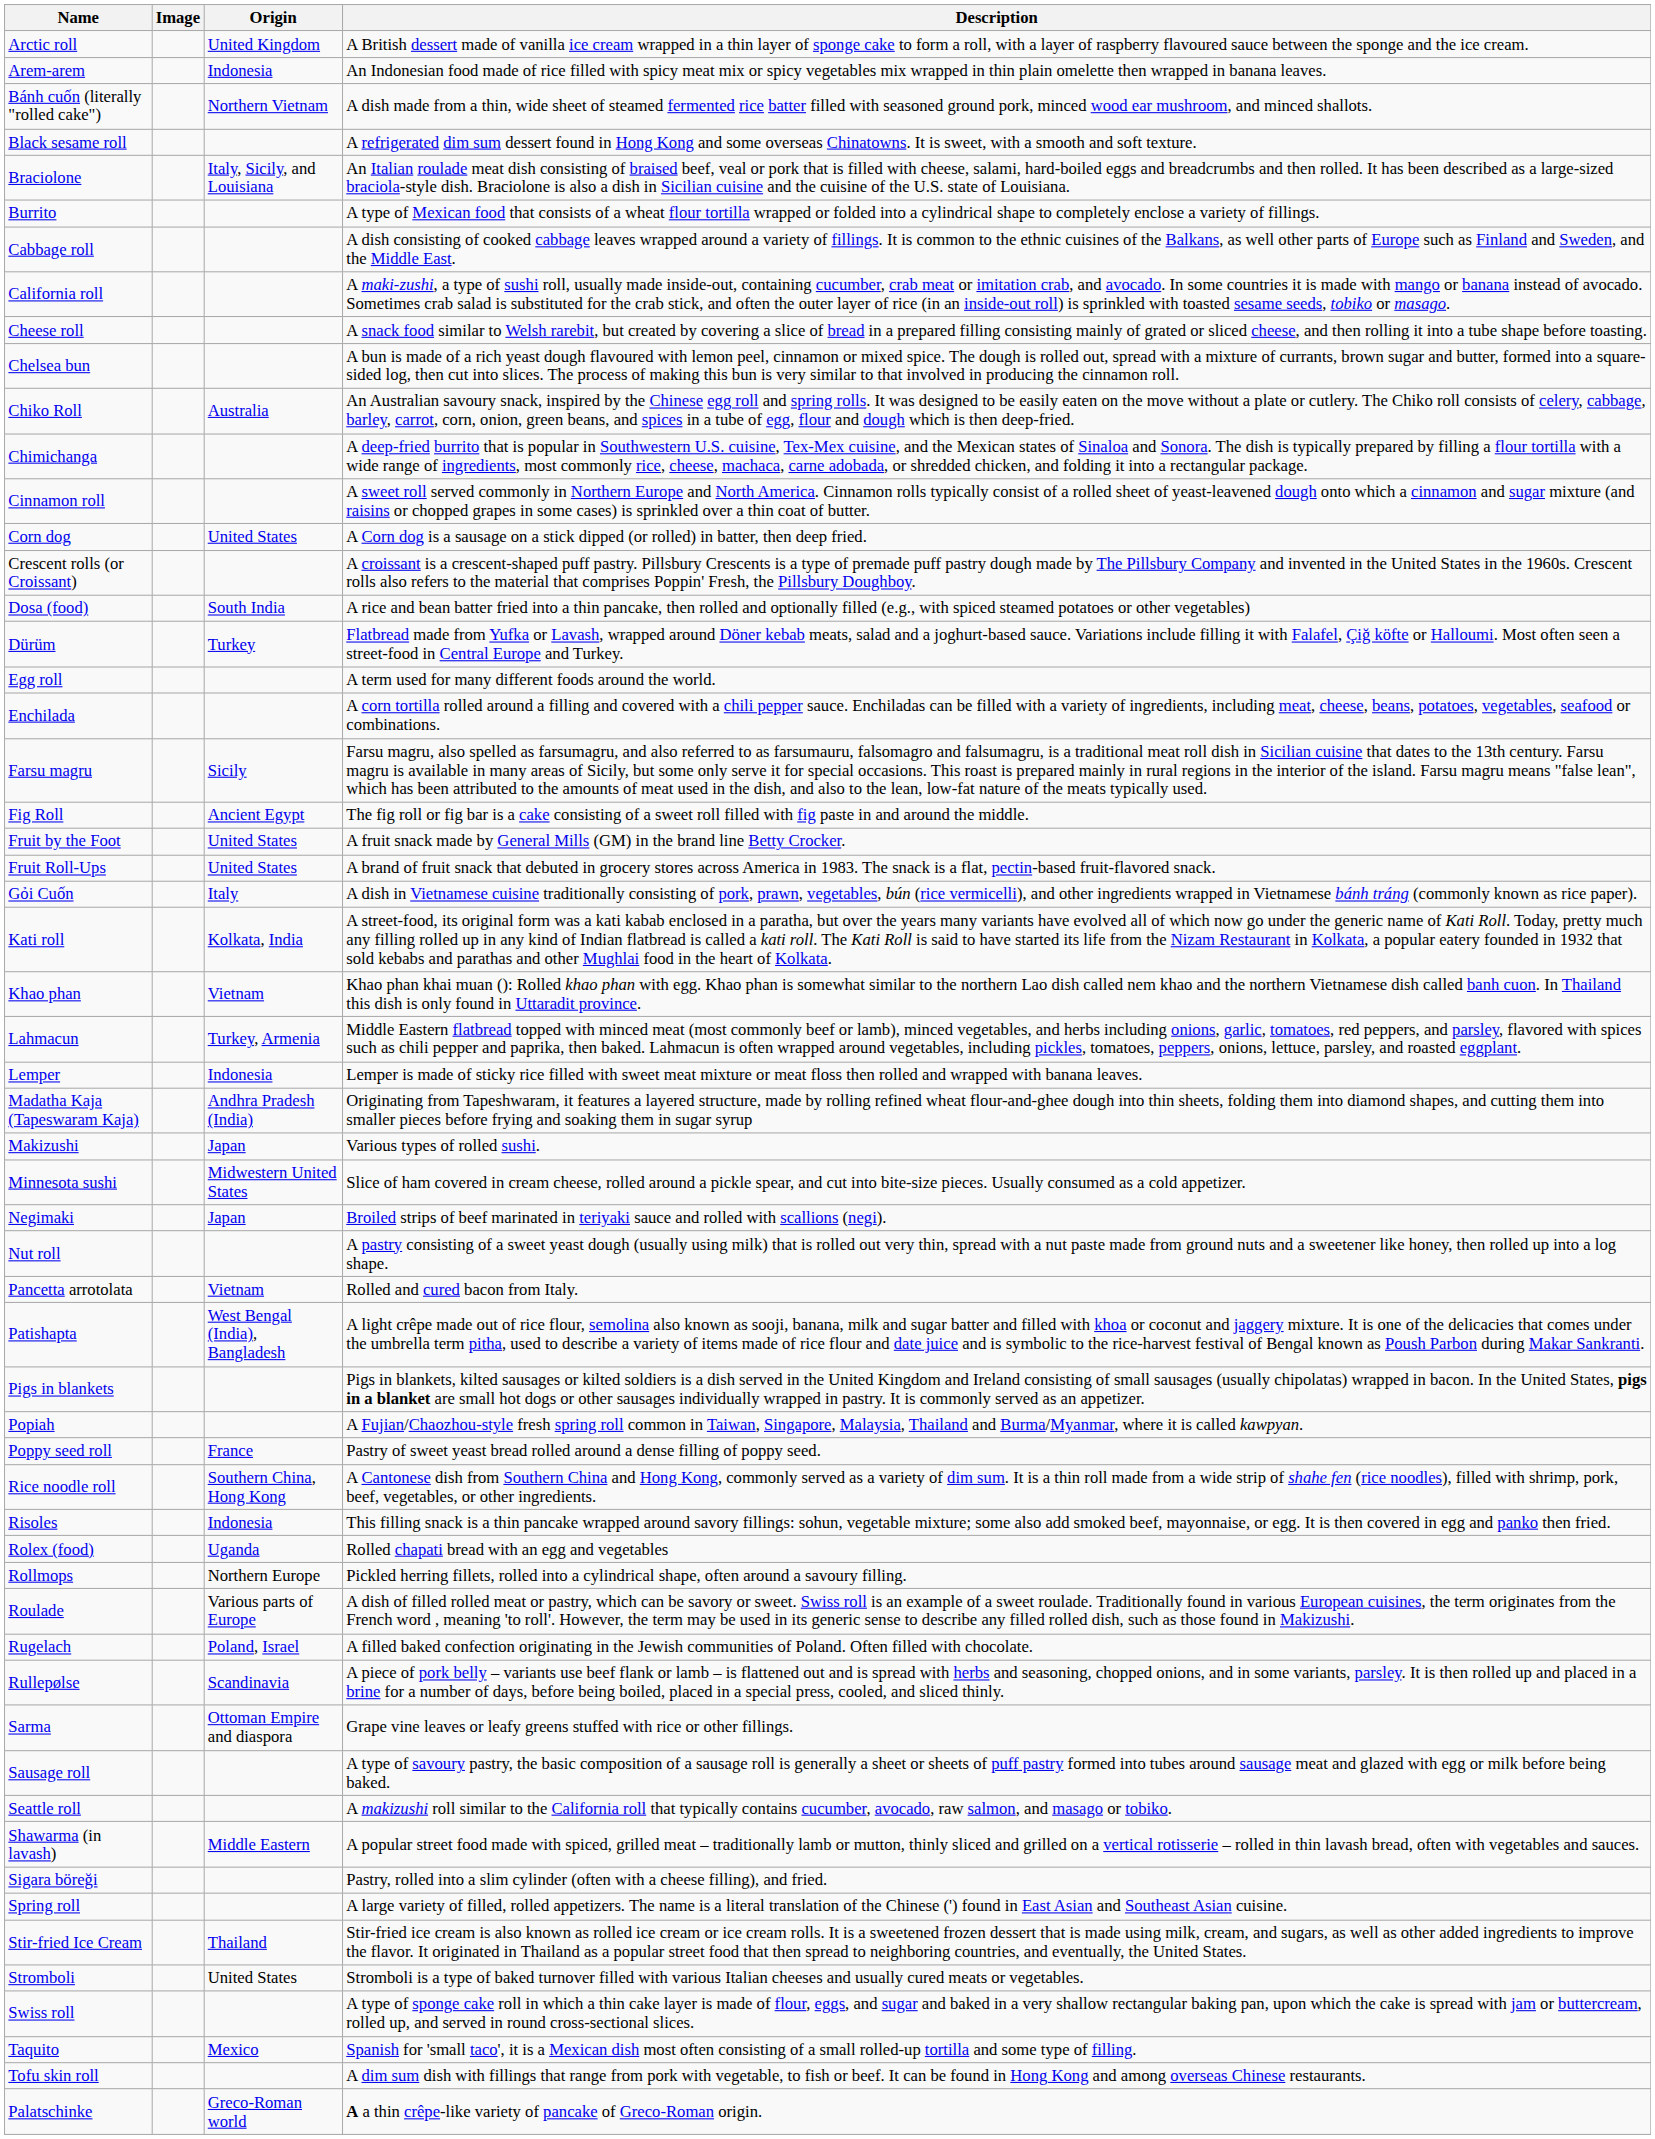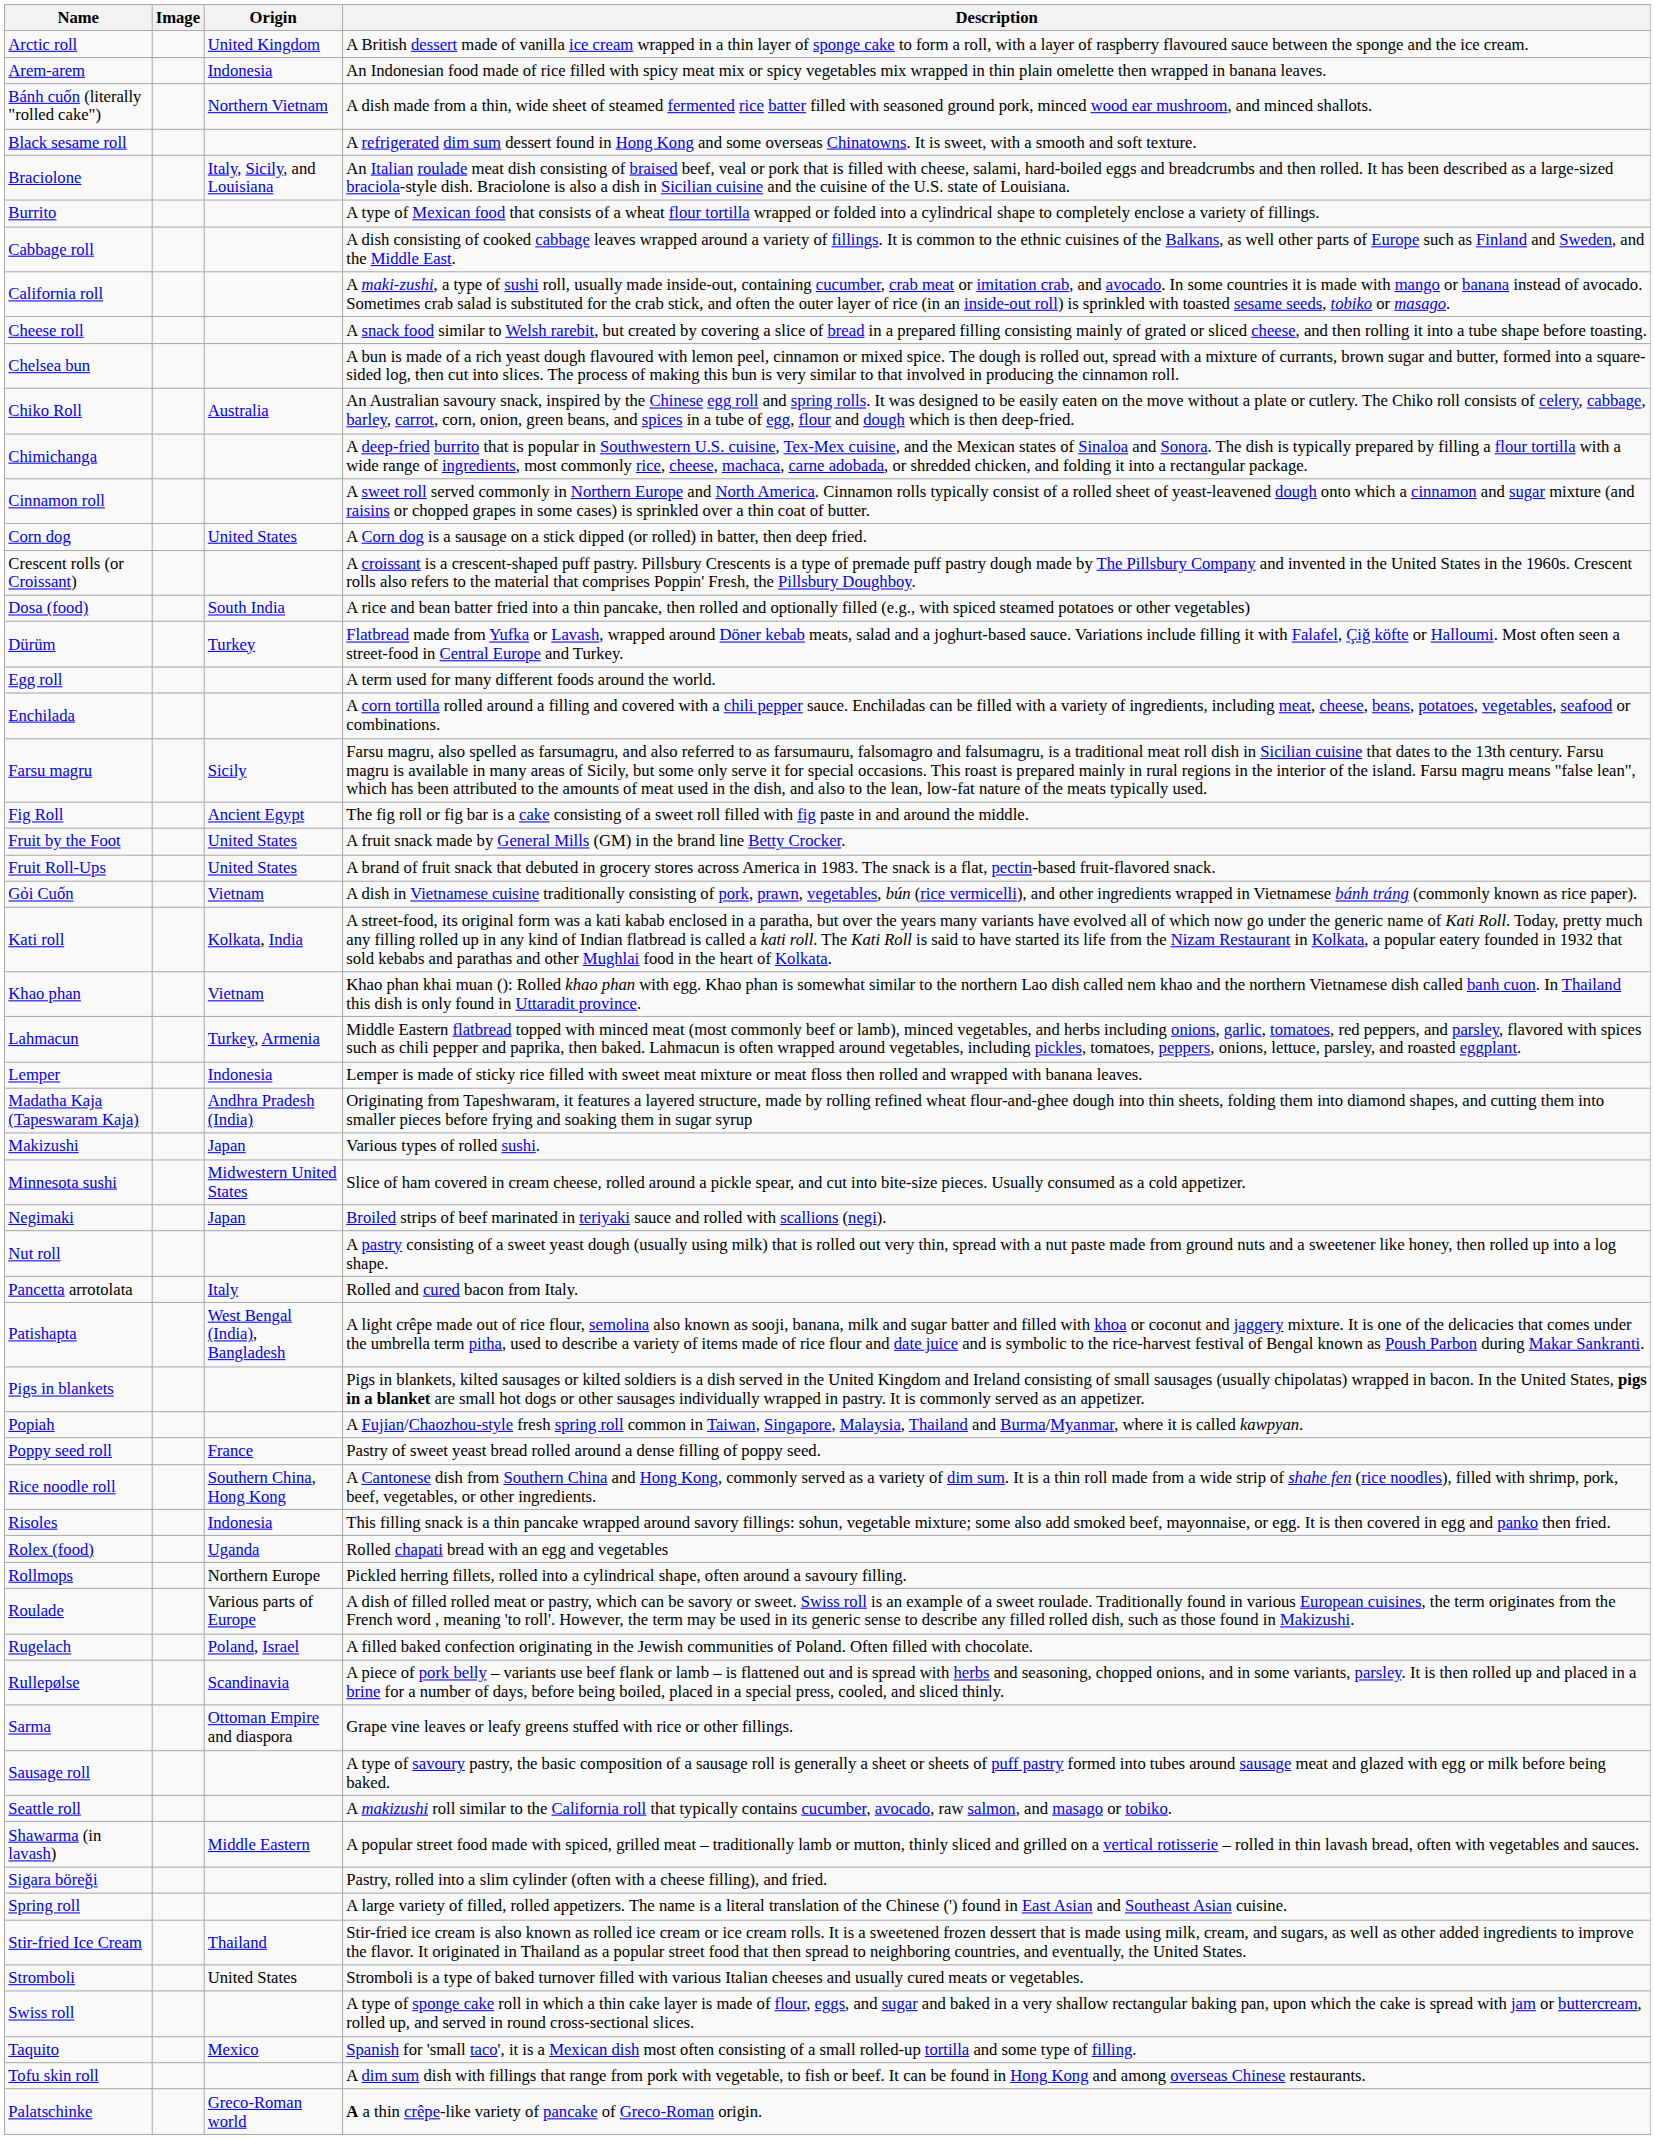(223, 894) Italy -> (236, 894) Vietnam
(236, 1289) Vietnam -> (223, 1289) Italy
